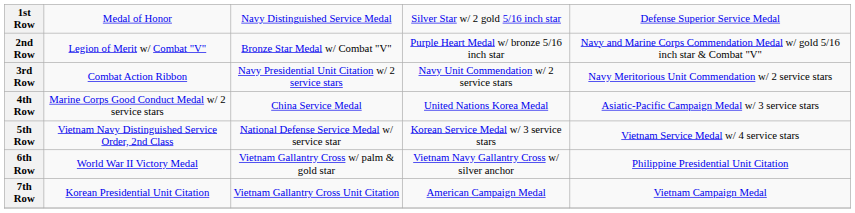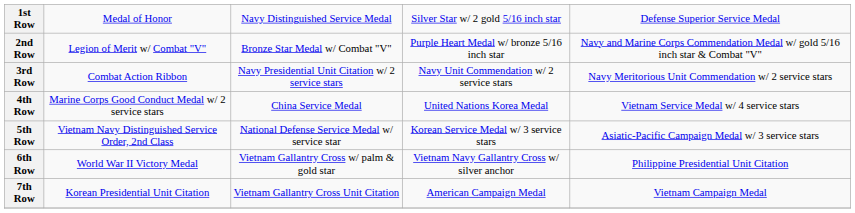(710, 106) Asiatic-Pacific Campaign Medal w/ 3 service stars -> (710, 106) Vietnam Service Medal w/ 4 service stars
(710, 135) Vietnam Service Medal w/ 4 service stars -> (710, 135) Asiatic-Pacific Campaign Medal w/ 3 service stars
